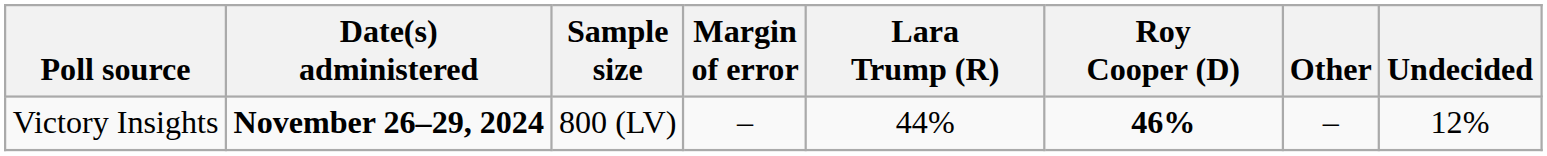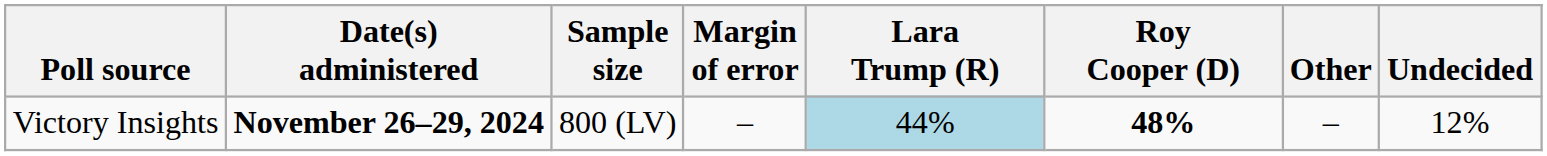(925, 122) no background -> (925, 122) lightblue background
(1163, 122) 46% -> (1163, 122) 48%
